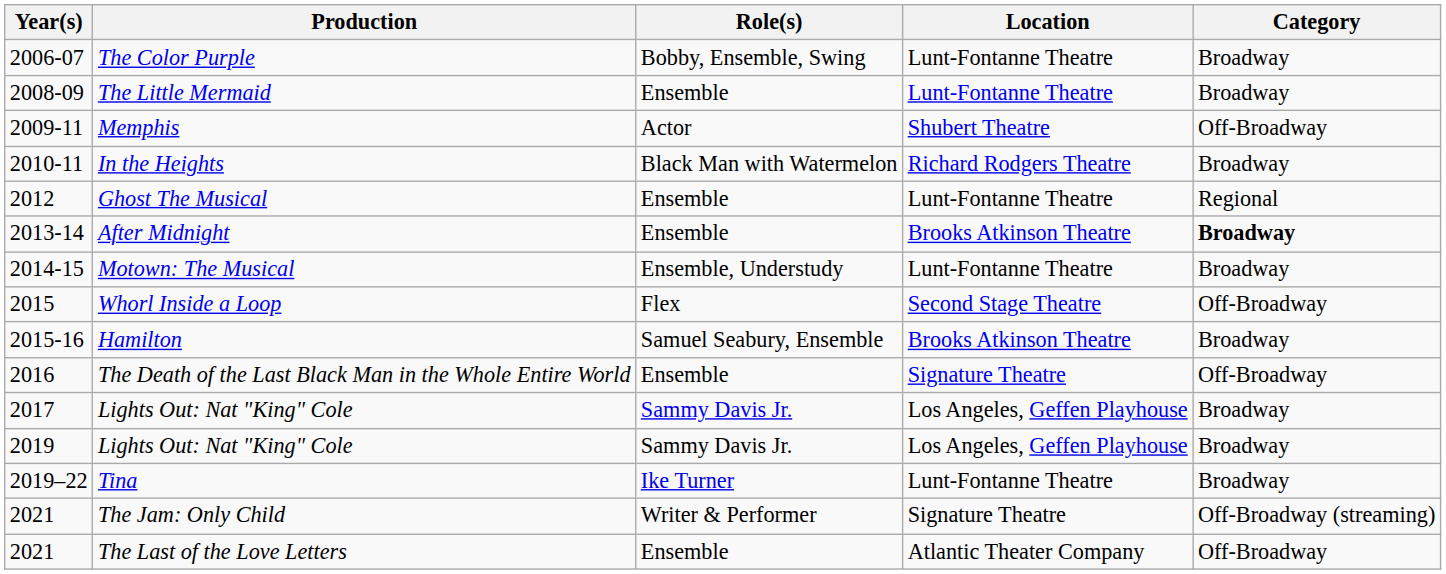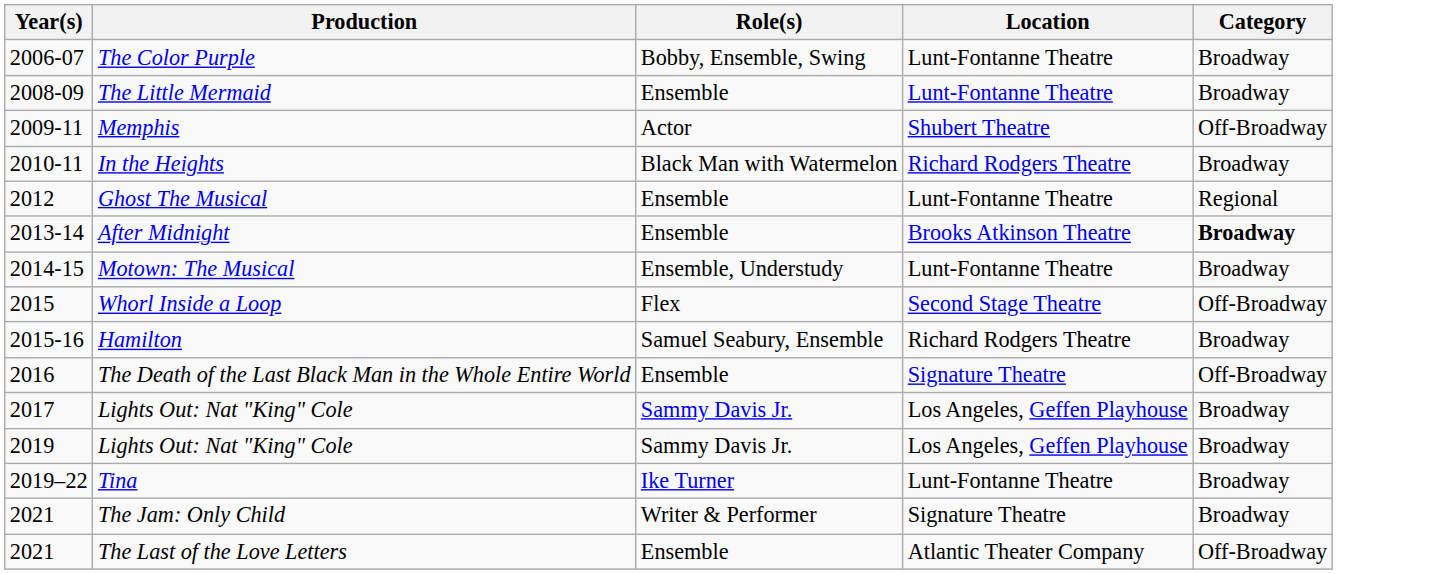(1019, 339) Brooks Atkinson Theatre -> (1019, 339) Richard Rodgers Theatre
(1317, 515) Off-Broadway (streaming) -> (1244, 515) Broadway
